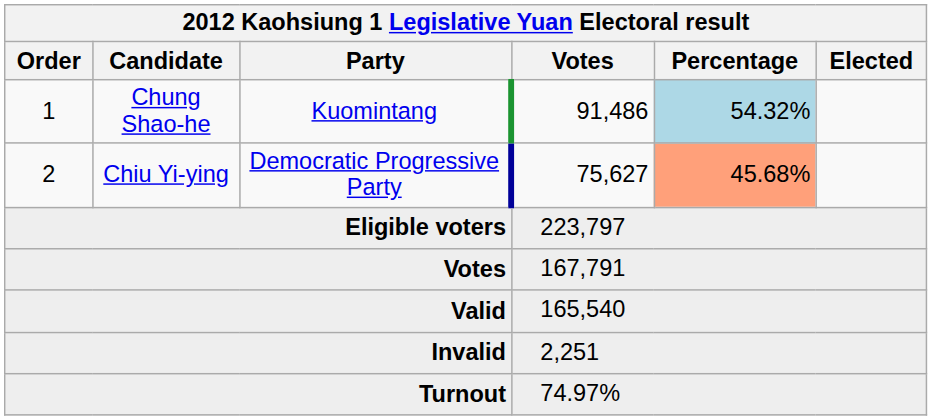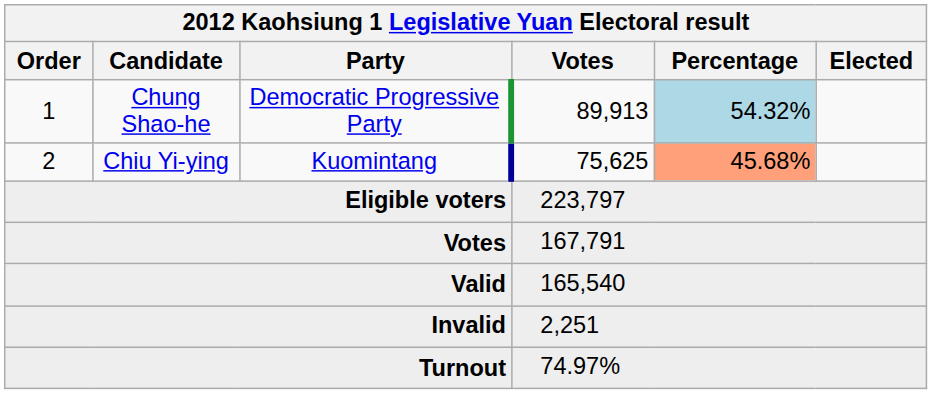(374, 110) Kuomintang -> (374, 110) Democratic Progressive Party
(612, 110) 91,486 -> (612, 110) 89,913
(374, 174) Democratic Progressive Party -> (374, 161) Kuomintang
(612, 174) 75,627 -> (612, 161) 75,625
